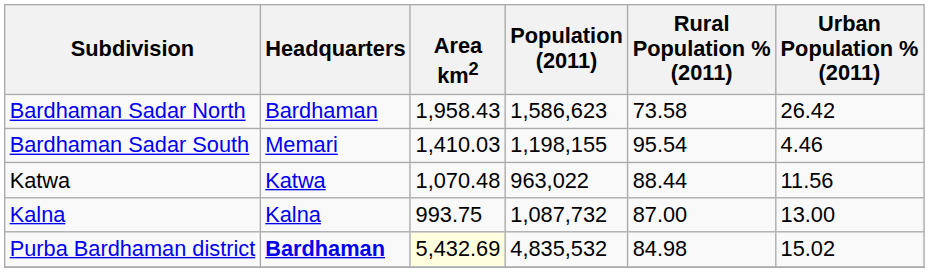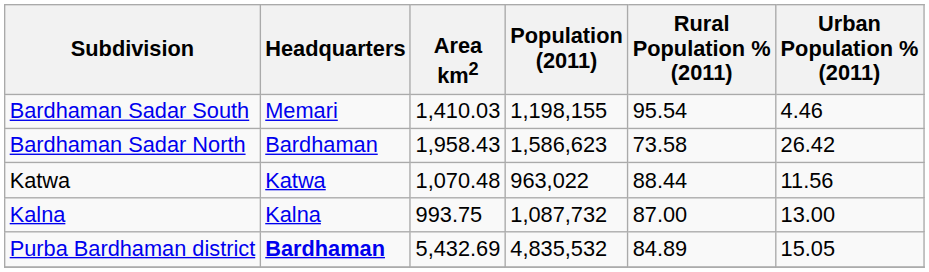rows swapped: (128, 111) <-> (129, 145)
(458, 249) lightyellow background -> (458, 249) no background
(660, 249) 84.98 -> (660, 249) 84.89
(808, 249) 15.02 -> (808, 249) 15.05
